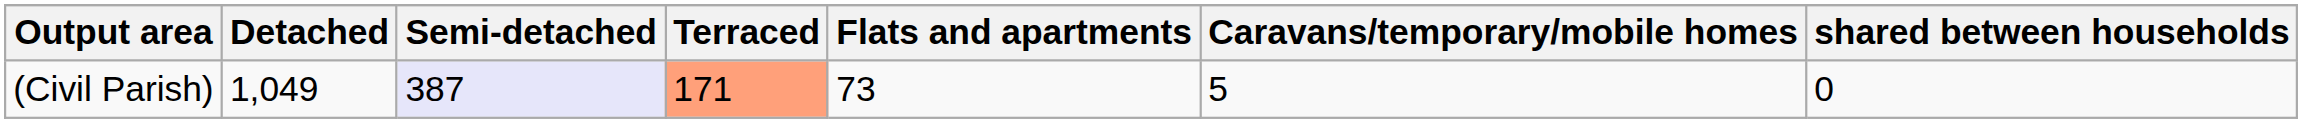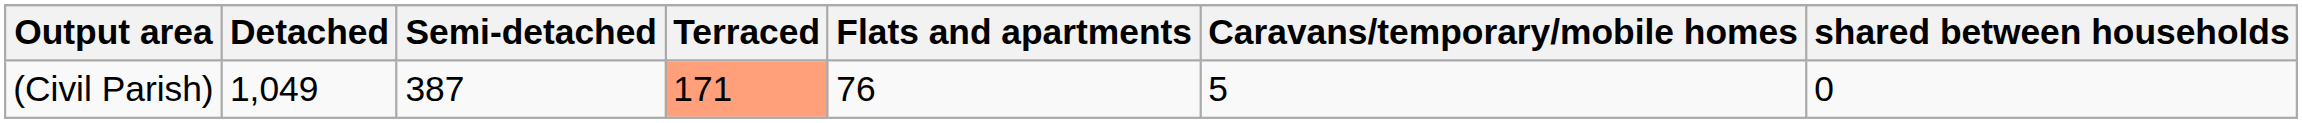(435, 88) lavender background -> (435, 88) no background
(856, 88) 73 -> (856, 88) 76
